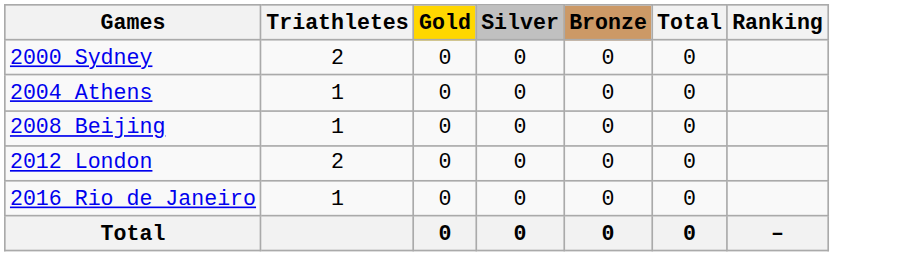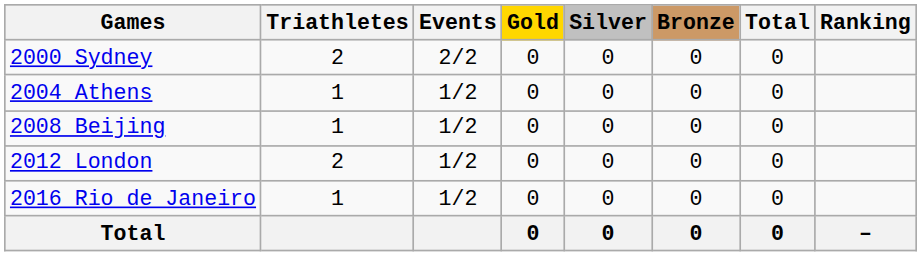+ column: (458, 22)
